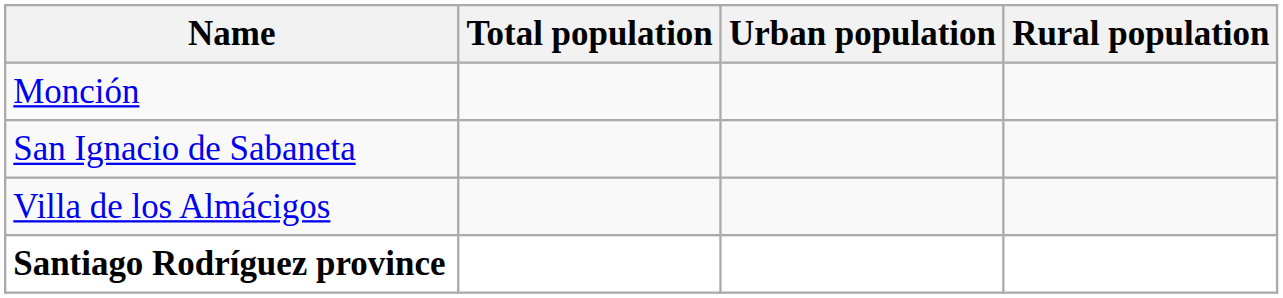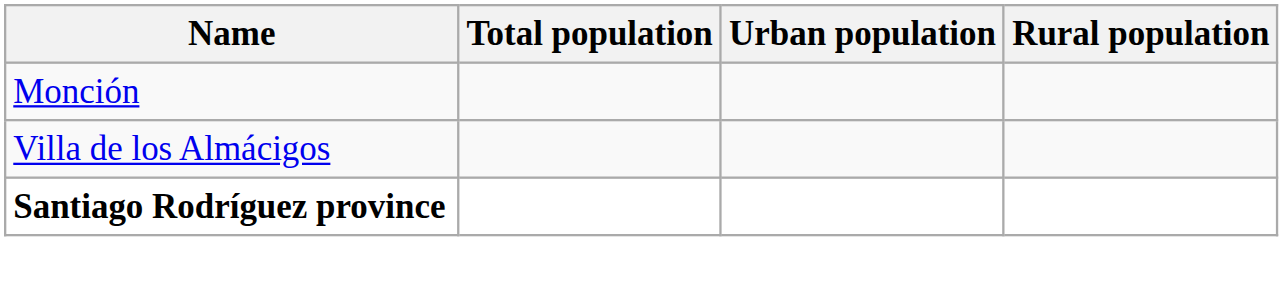- row: (184, 148)
